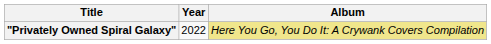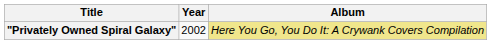(194, 30) 2022 -> (194, 30) 2002
